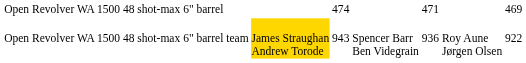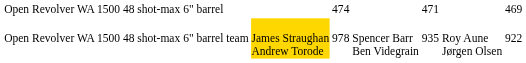(341, 38) 943 -> (341, 38) 978
(430, 38) 936 -> (430, 38) 935
